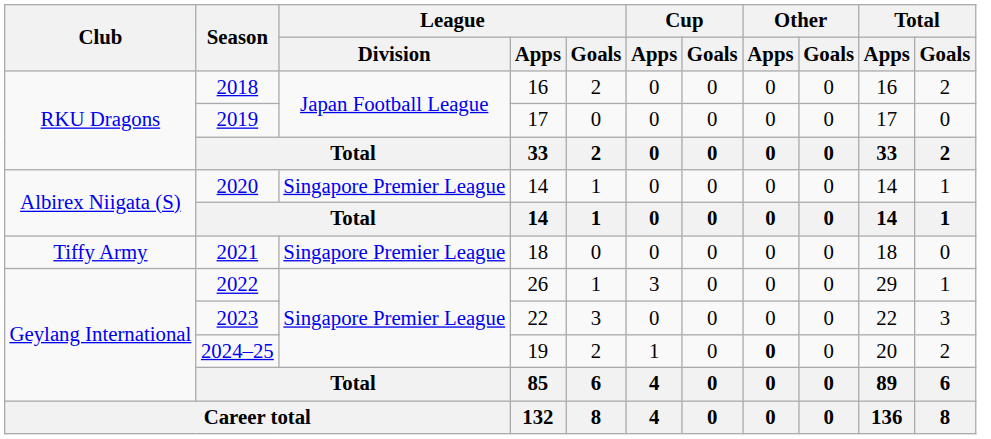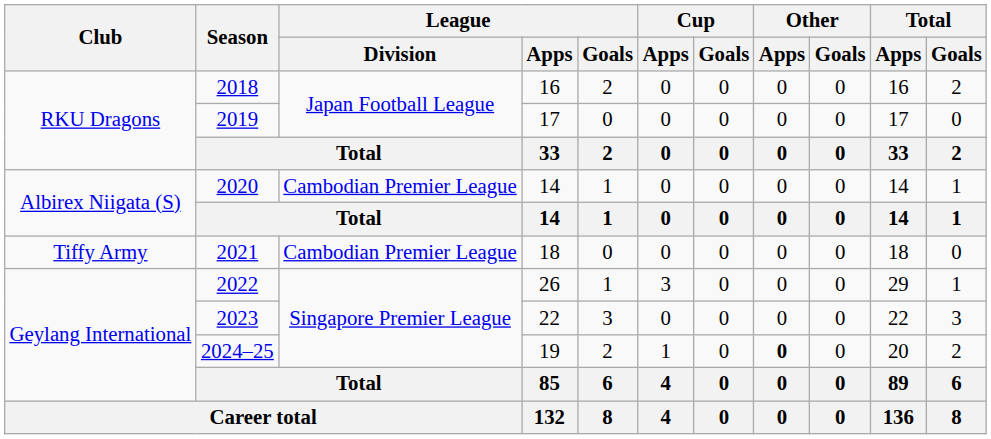(394, 185) Singapore Premier League -> (400, 185) Cambodian Premier League
(394, 251) Singapore Premier League -> (400, 251) Cambodian Premier League
